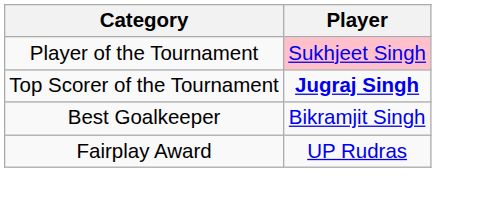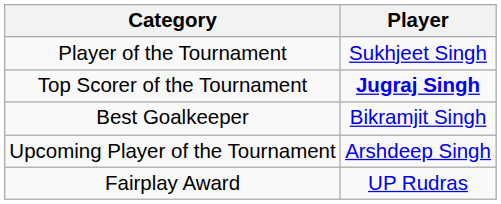(357, 53) pink background -> (418, 53) no background
+ row: (173, 150)
